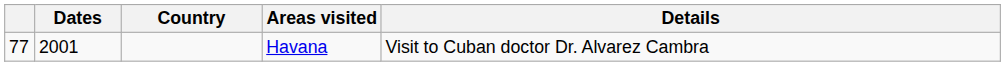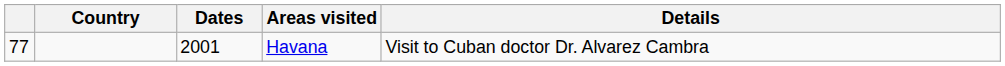columns swapped: (78, 18) <-> (191, 18)
